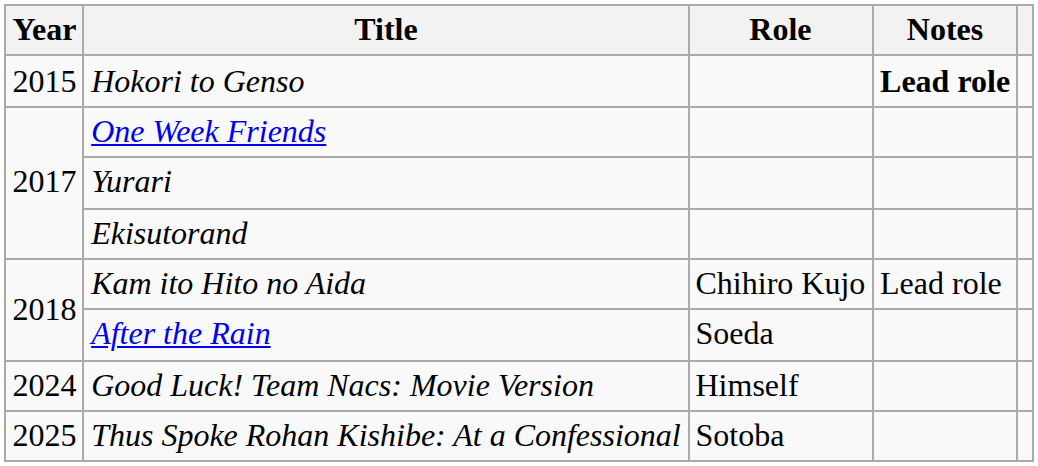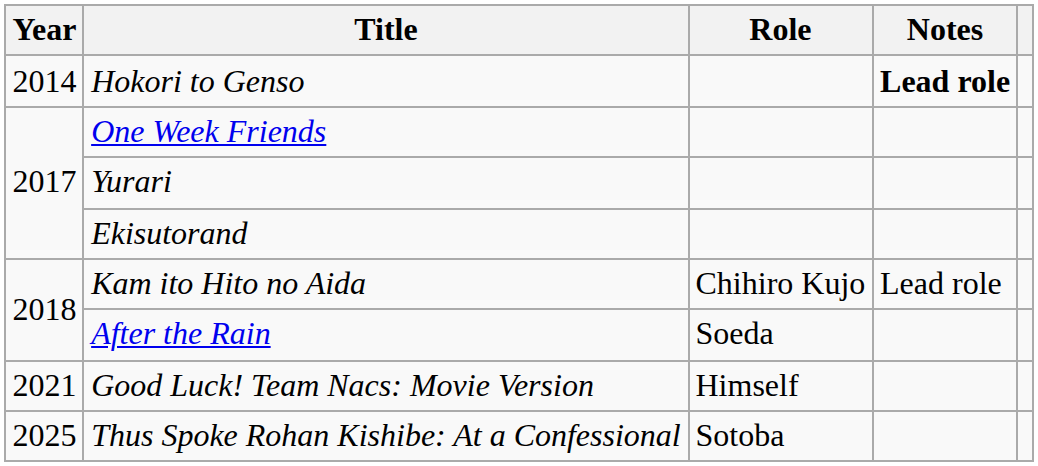(44, 80) 2015 -> (44, 80) 2014
(44, 385) 2024 -> (44, 385) 2021
